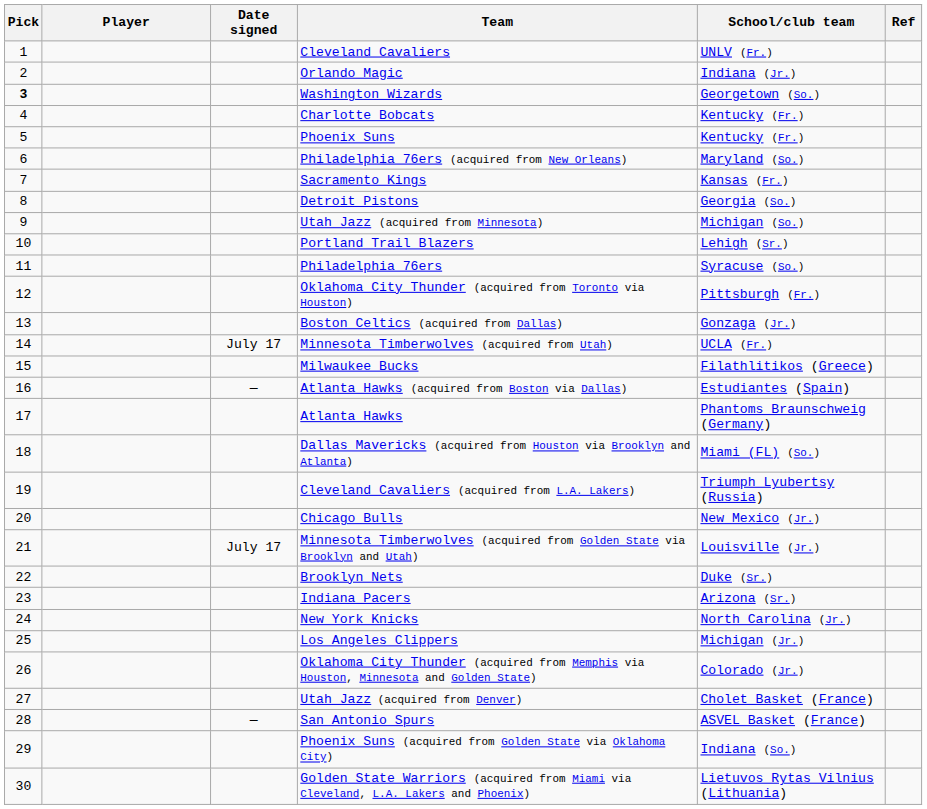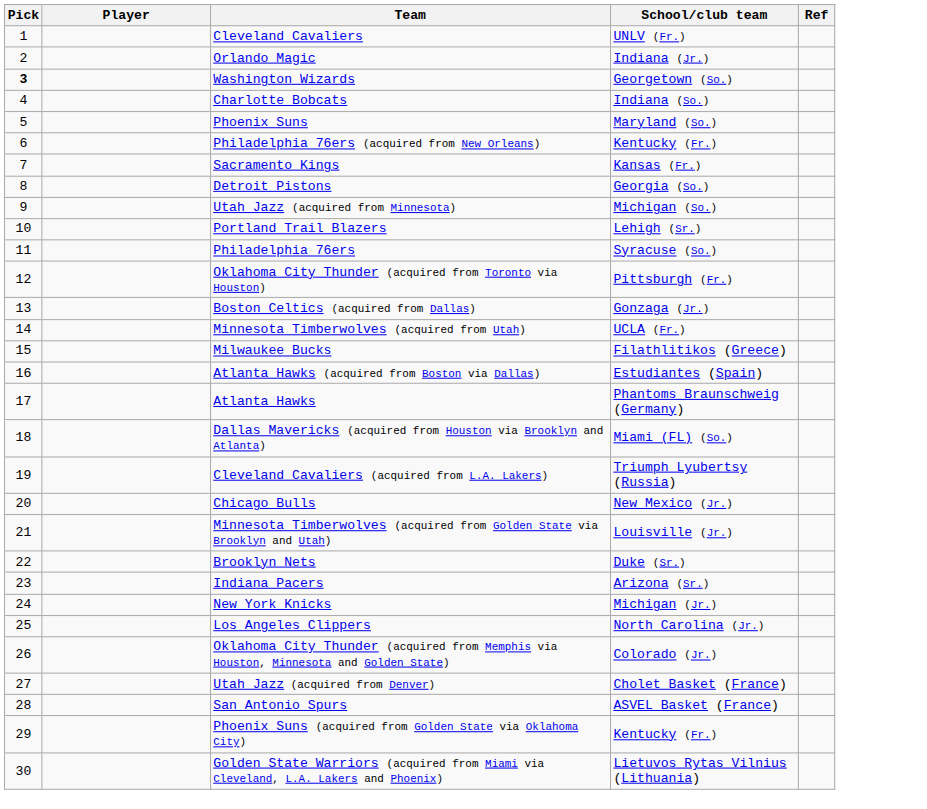- column: (254, 23)
(752, 116) Kentucky (Fr.) -> (661, 101) Indiana (So.)
(752, 137) Kentucky (Fr.) -> (665, 122) Maryland (So.)
(752, 159) Maryland (So.) -> (665, 144) Kentucky (Fr.)
(776, 620) North Carolina (Jr.) -> (665, 605) Michigan (Jr.)
(752, 641) Michigan (Jr.) -> (689, 626) North Carolina (Jr.)
(748, 749) Indiana (So.) -> (665, 734) Kentucky (Fr.)
